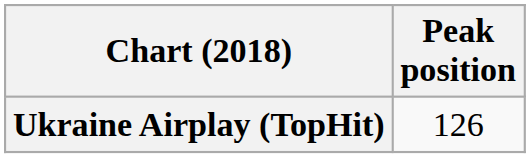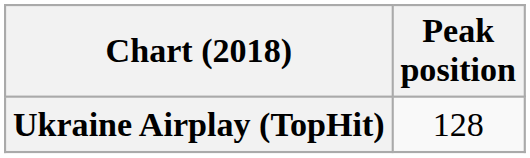(458, 123) 126 -> (458, 123) 128
